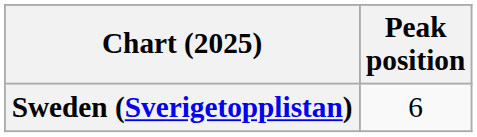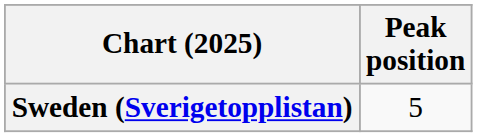(416, 107) 6 -> (416, 107) 5
